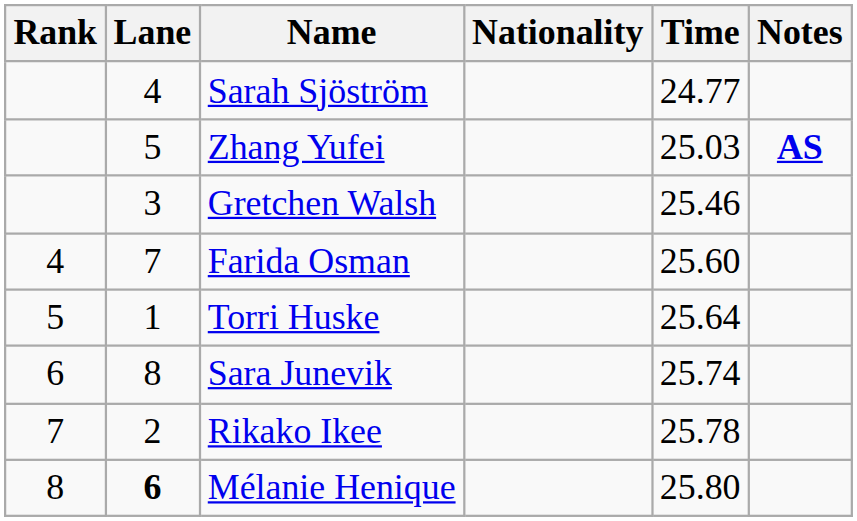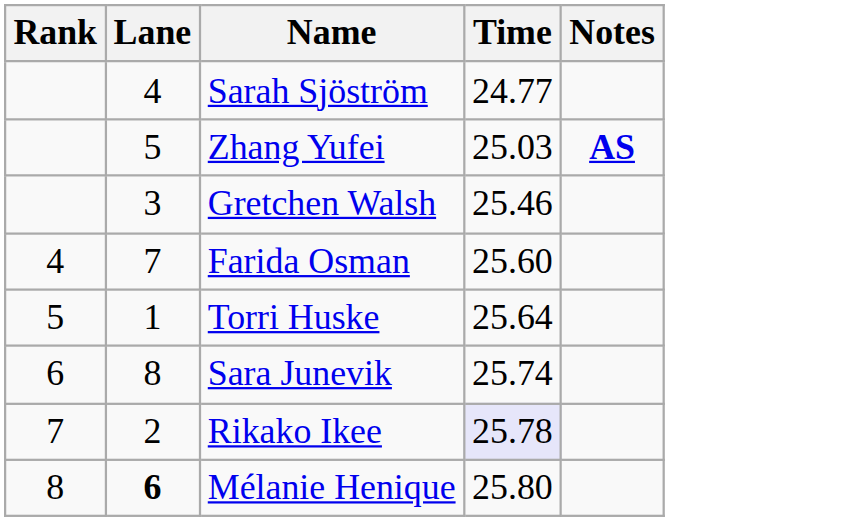- column: (558, 32)
(700, 430) no background -> (512, 430) lavender background
